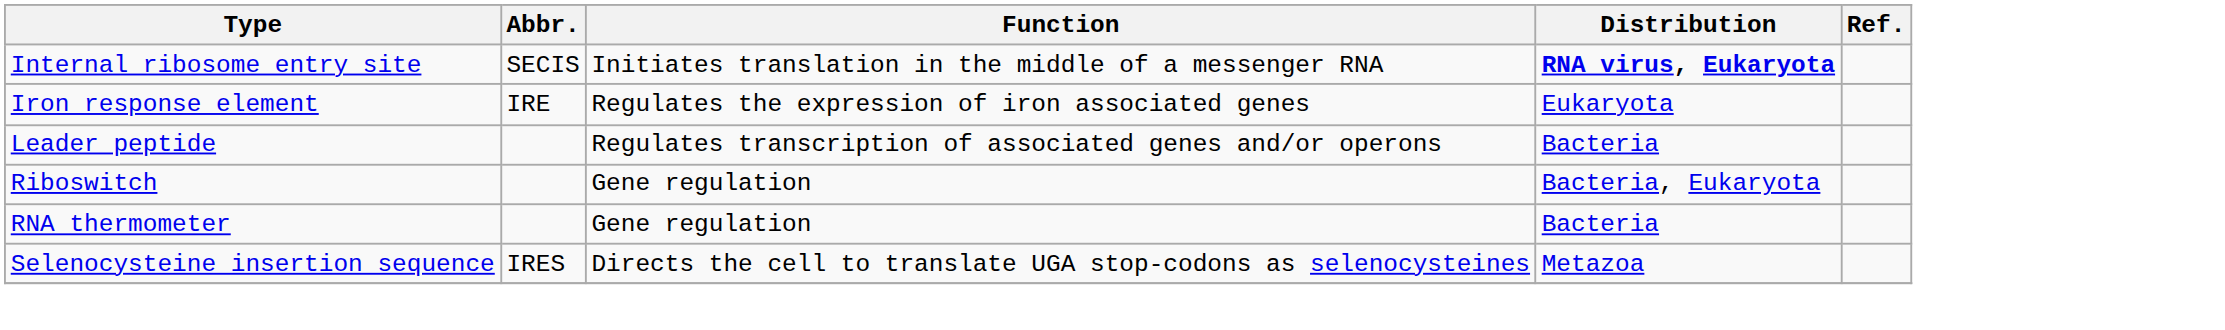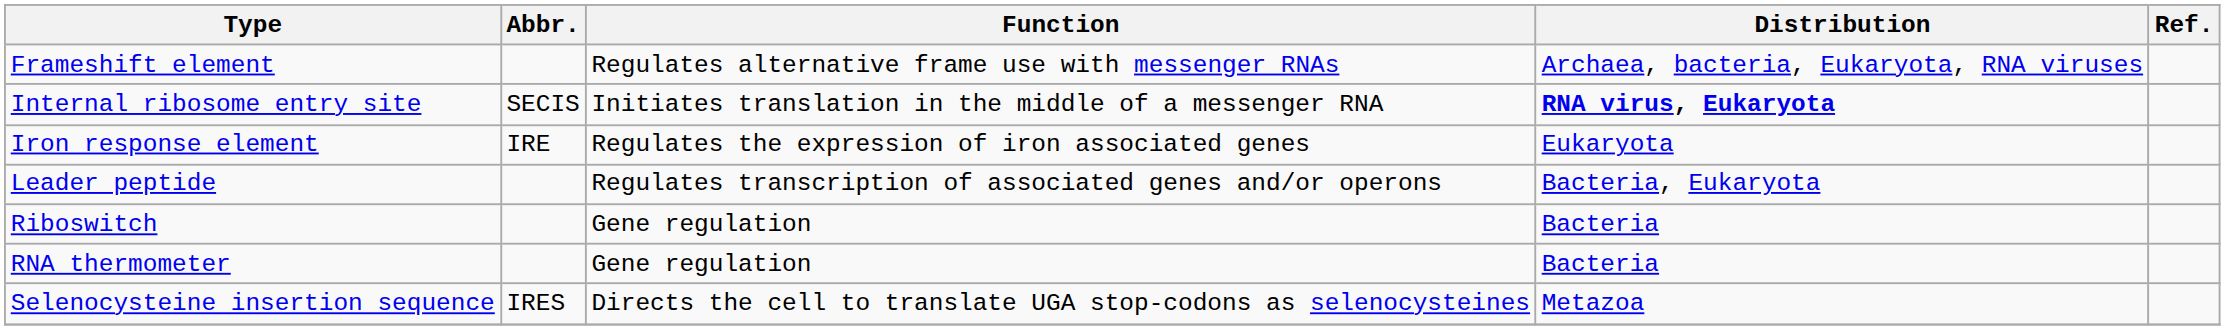+ row: (143, 65)
(1600, 144) Bacteria -> (1681, 184) Bacteria, Eukaryota
(1681, 184) Bacteria, Eukaryota -> (1600, 224) Bacteria
